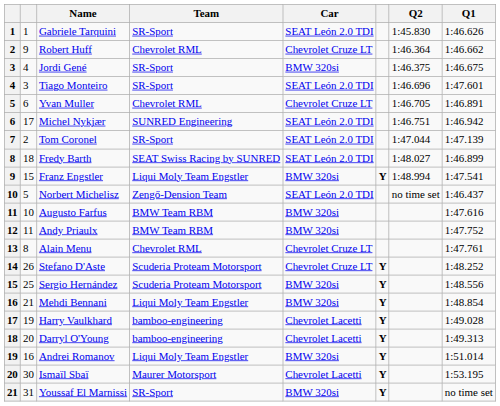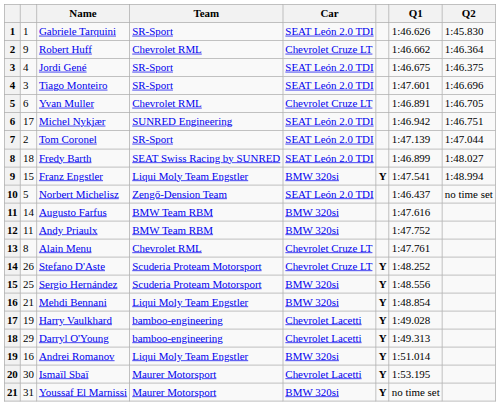columns swapped: (469, 13) <-> (416, 13)
(312, 67) BMW 320si -> (330, 67) SEAT León 2.0 TDI
(28, 212) 10 -> (28, 212) 14
(28, 338) 20 -> (28, 338) 29
(153, 392) SR-Sport -> (174, 392) Maurer Motorsport
